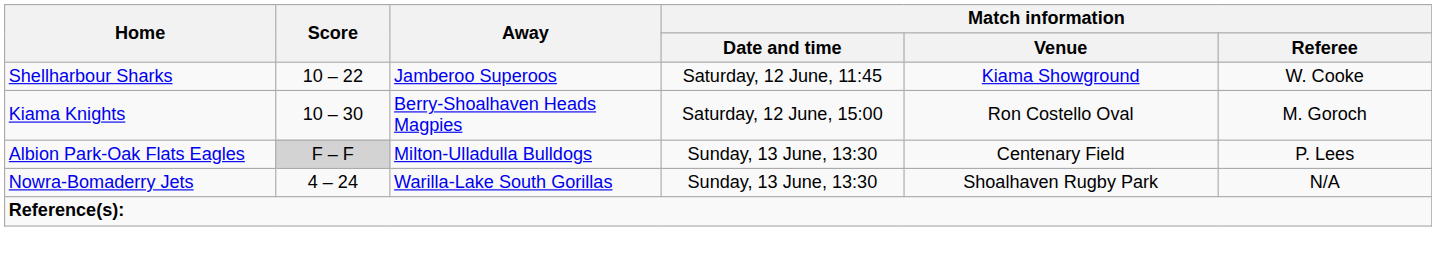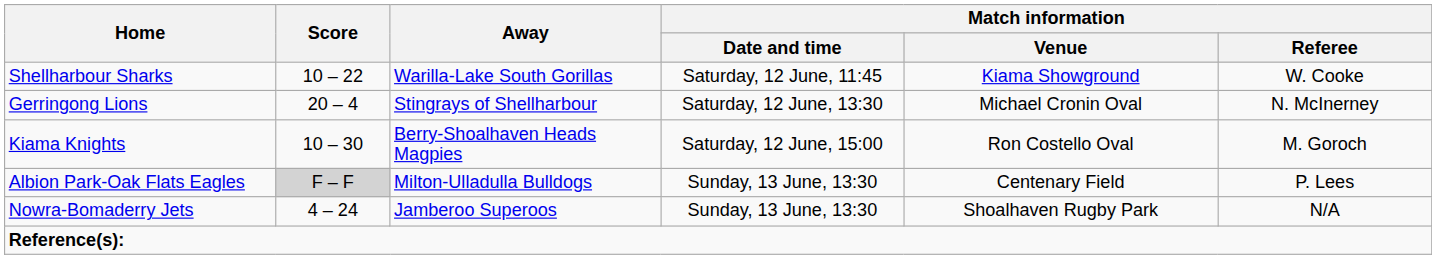(475, 76) Jamberoo Superoos -> (503, 76) Warilla-Lake South Gorillas
+ row: (78, 104)
(503, 182) Warilla-Lake South Gorillas -> (475, 211) Jamberoo Superoos
